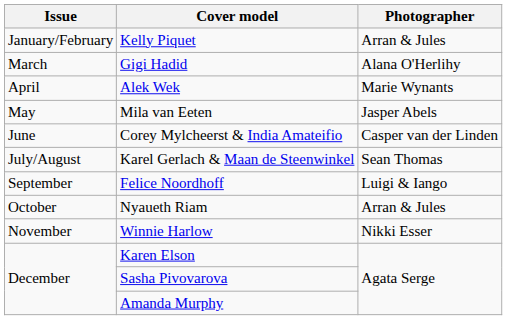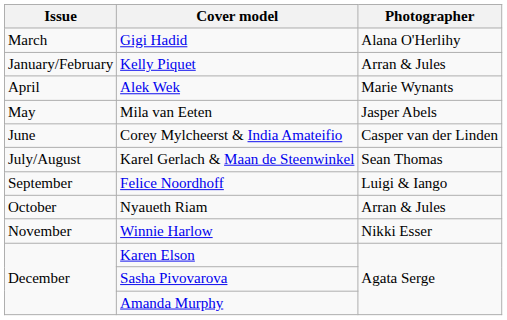rows swapped: (158, 40) <-> (154, 64)
